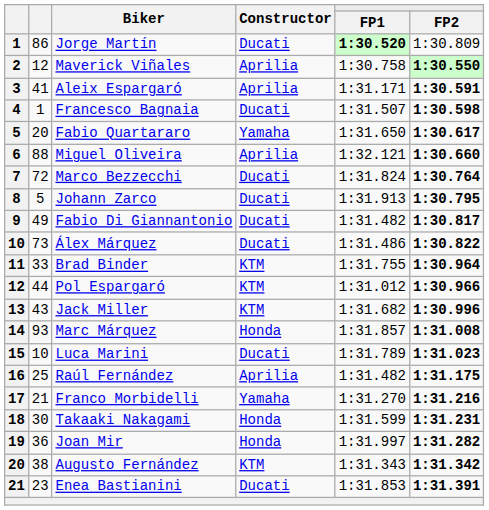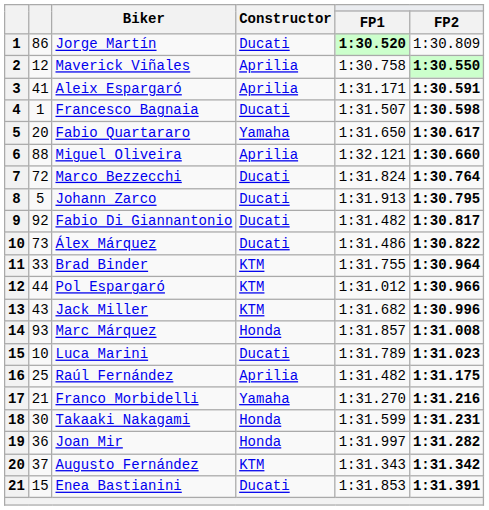(40, 222) 49 -> (40, 222) 92
(40, 465) 38 -> (40, 465) 37
(40, 487) 23 -> (40, 487) 15
